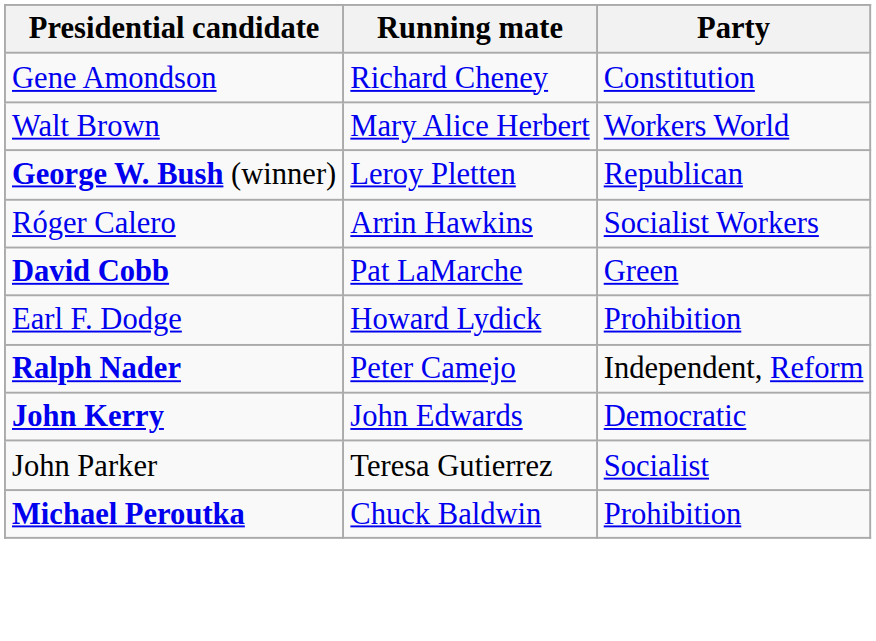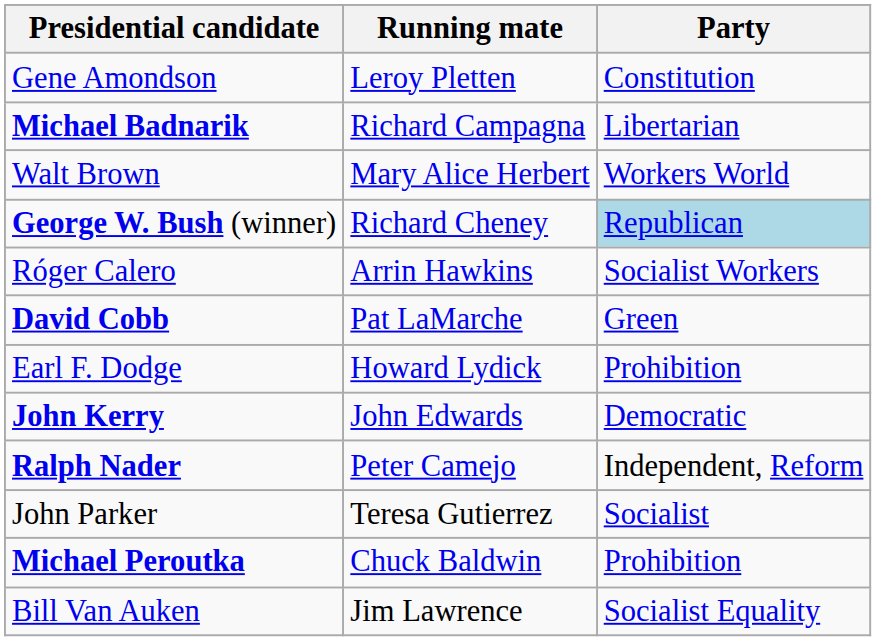(449, 77) Richard Cheney -> (433, 77) Leroy Pletten
+ row: (130, 125)
(433, 174) Leroy Pletten -> (449, 222) Richard Cheney
(673, 174) no background -> (673, 222) lightblue background
rows swapped: (88, 416) <-> (96, 367)
+ row: (106, 610)
